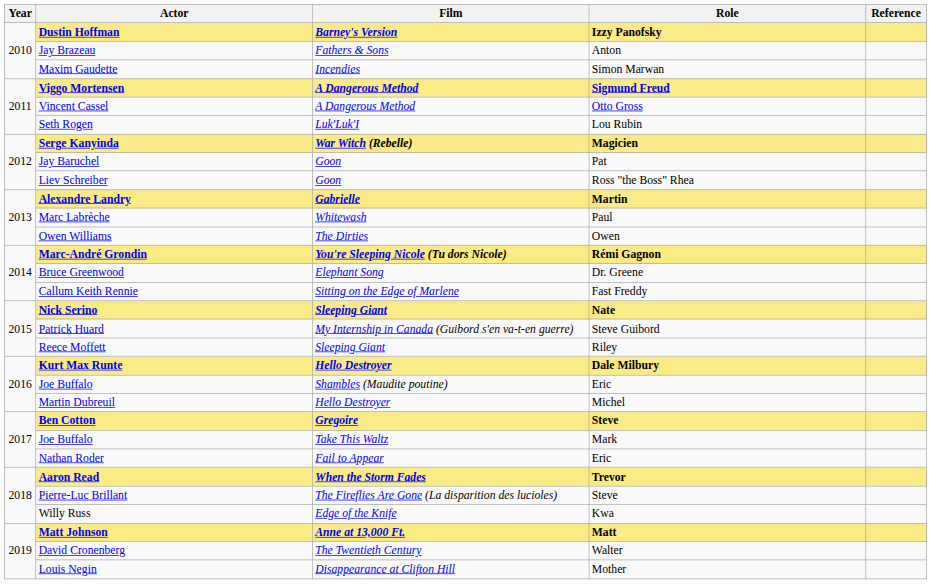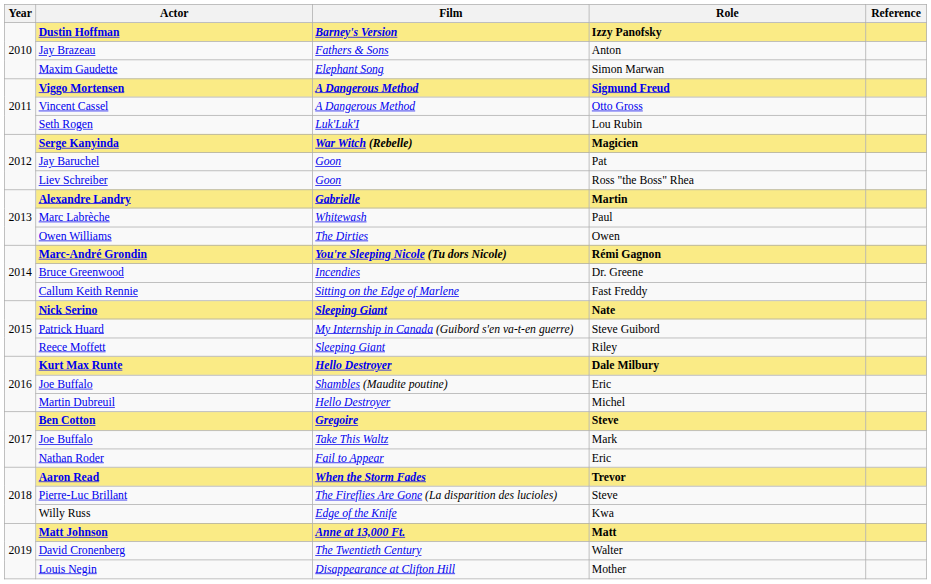(338, 69) Incendies -> (349, 69) Elephant Song
(349, 273) Elephant Song -> (338, 273) Incendies
